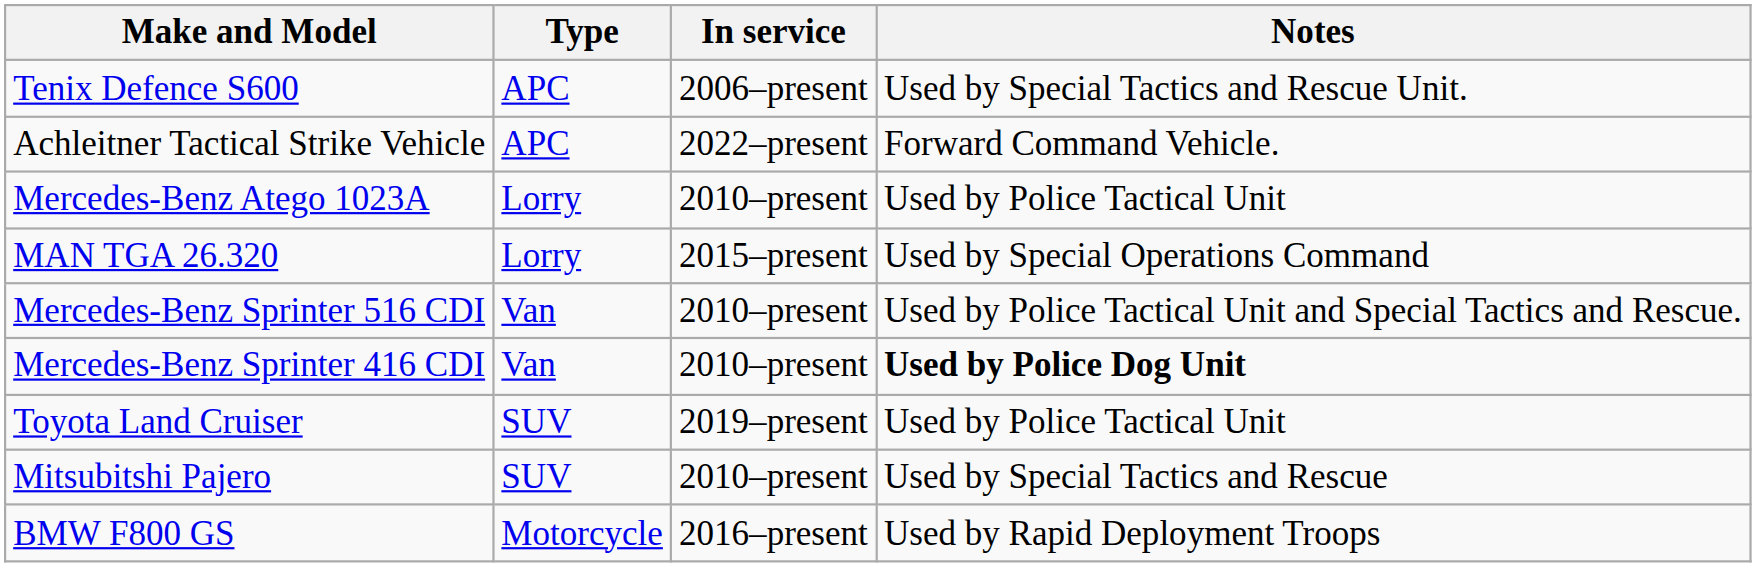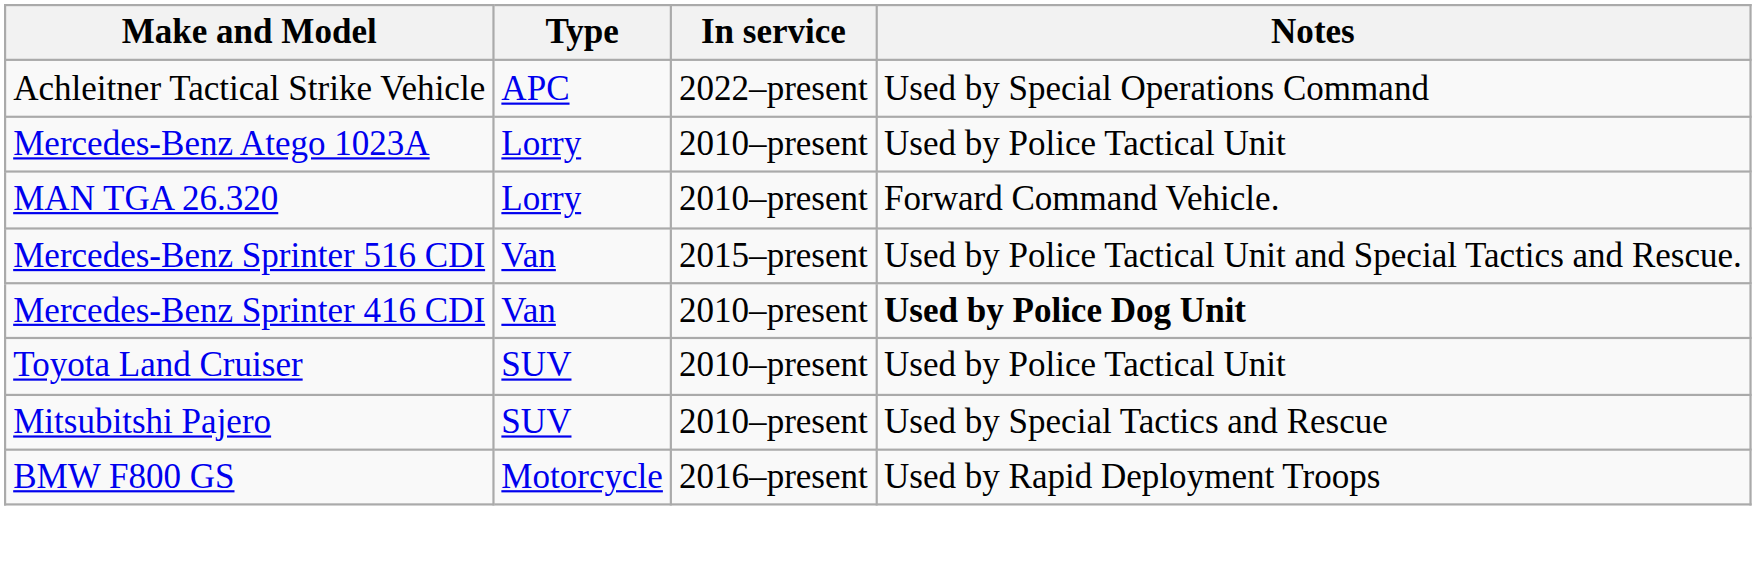- row: (156, 87)
(1082, 143) Forward Command Vehicle. -> (1156, 87) Used by Special Operations Command
(773, 254) 2015–present -> (773, 198) 2010–present
(1156, 254) Used by Special Operations Command -> (1082, 198) Forward Command Vehicle.
(773, 310) 2010–present -> (773, 254) 2015–present
(773, 421) 2019–present -> (773, 365) 2010–present
